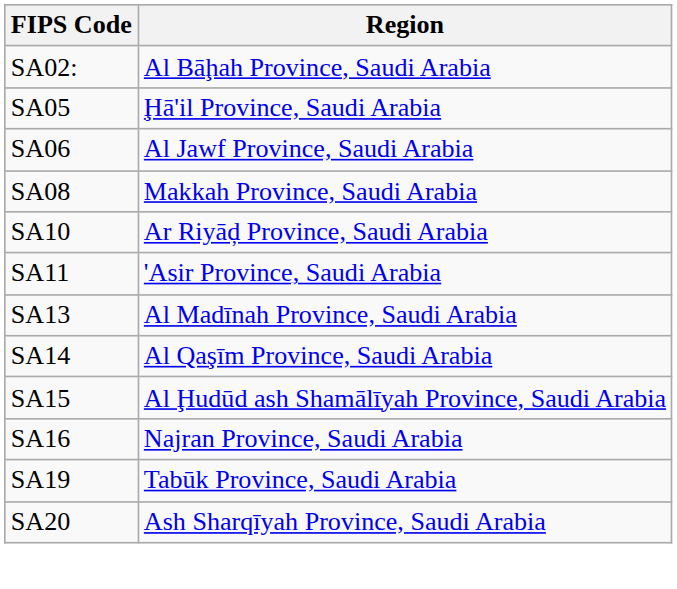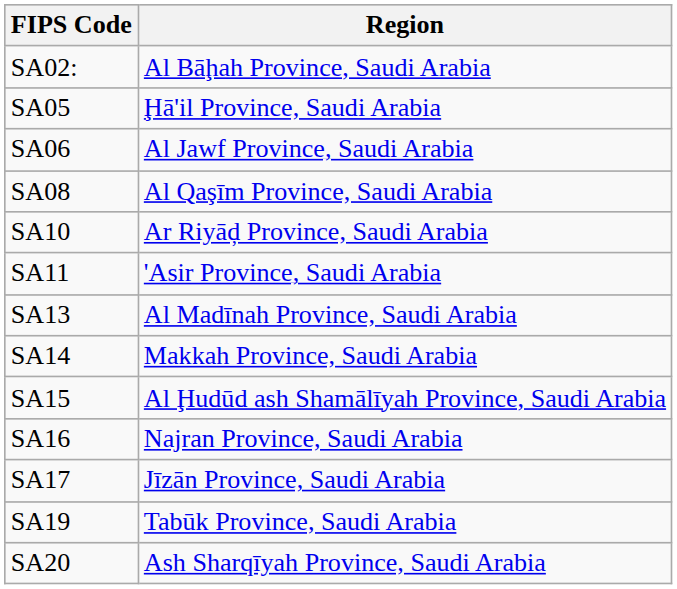(310, 190) Makkah Province, Saudi Arabia -> (318, 190) Al Qaşīm Province, Saudi Arabia
(318, 356) Al Qaşīm Province, Saudi Arabia -> (310, 356) Makkah Province, Saudi Arabia
+ row: (41, 480)
